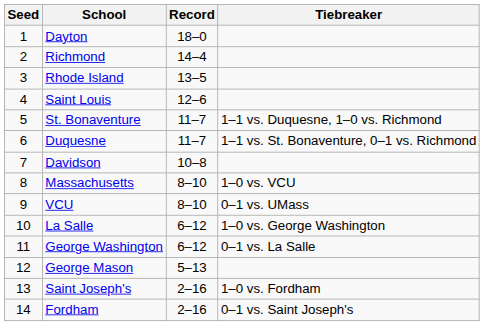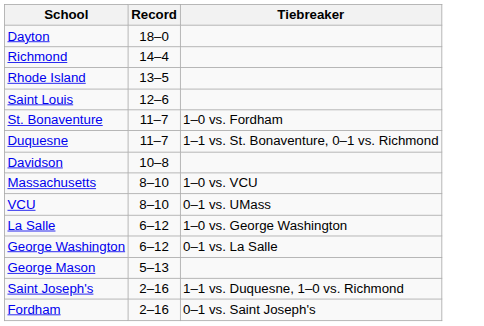- column: (23, 15)
(331, 120) 1–1 vs. Duquesne, 1–0 vs. Richmond -> (233, 120) 1–0 vs. Fordham
(271, 288) 1–0 vs. Fordham -> (293, 288) 1–1 vs. Duquesne, 1–0 vs. Richmond
